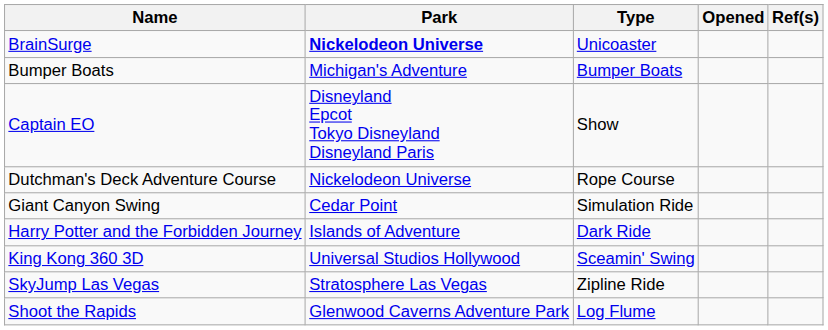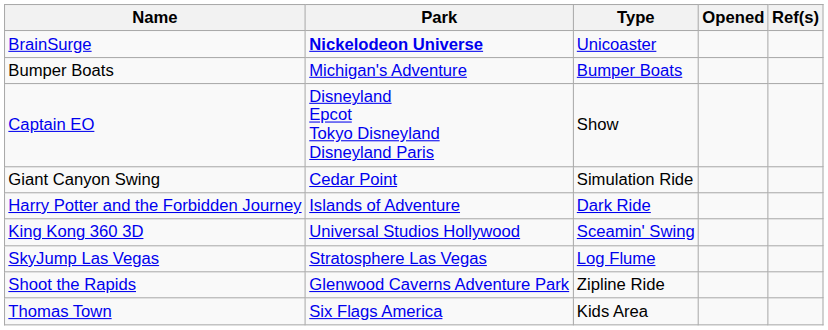- row: (142, 179)
(621, 284) Zipline Ride -> (616, 258) Log Flume
(616, 311) Log Flume -> (621, 284) Zipline Ride
+ row: (60, 311)
